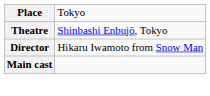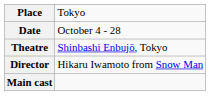+ row: (30, 30)
